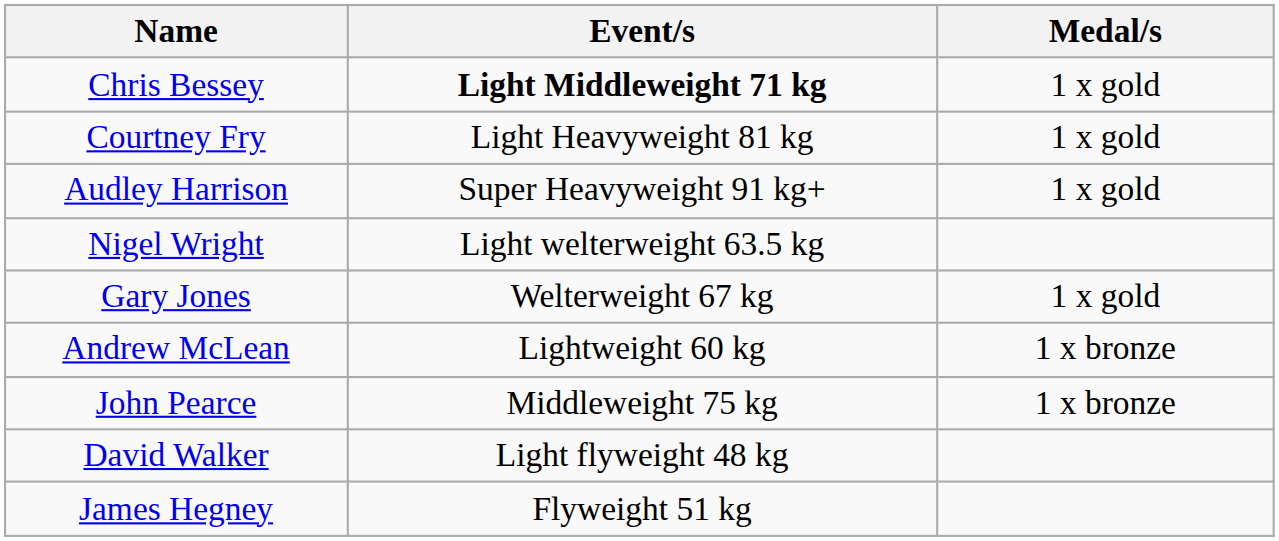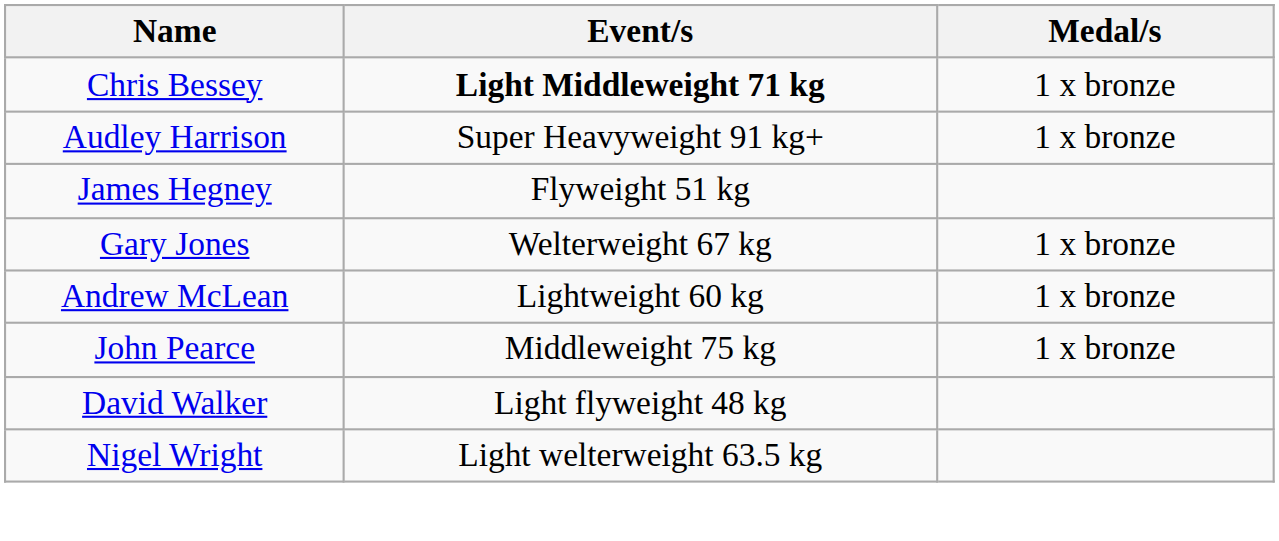(1105, 84) 1 x gold -> (1105, 84) 1 x bronze
- row: (176, 137)
(1105, 190) 1 x gold -> (1105, 137) 1 x bronze
rows swapped: (176, 508) <-> (176, 243)
(1105, 296) 1 x gold -> (1105, 243) 1 x bronze
